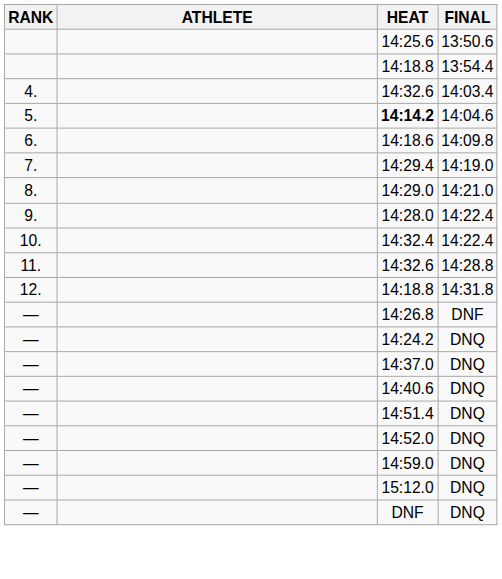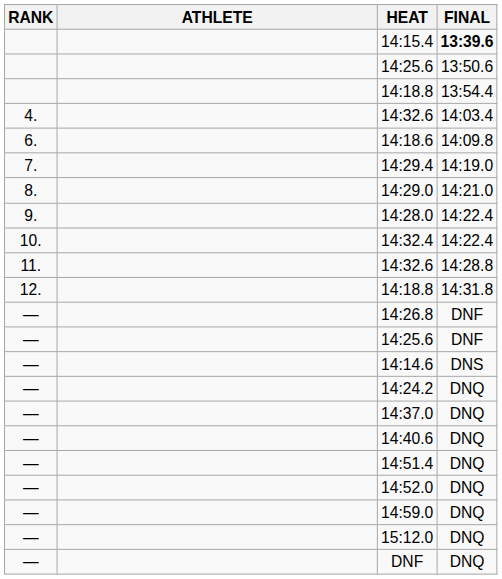+ row: (407, 42)
- row: (408, 116)
+ row: (407, 339)
+ row: (407, 364)
